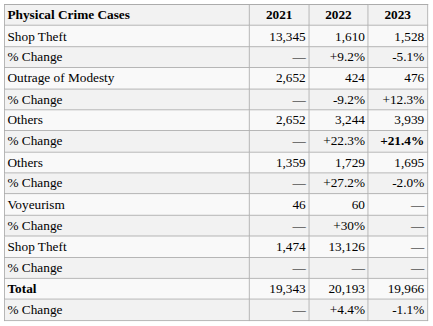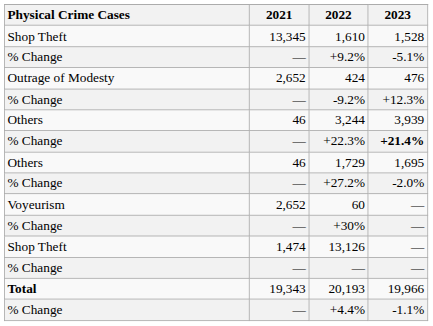(291, 120) 2,652 -> (299, 120) 46
(291, 162) 1,359 -> (299, 162) 46
(299, 204) 46 -> (291, 204) 2,652
